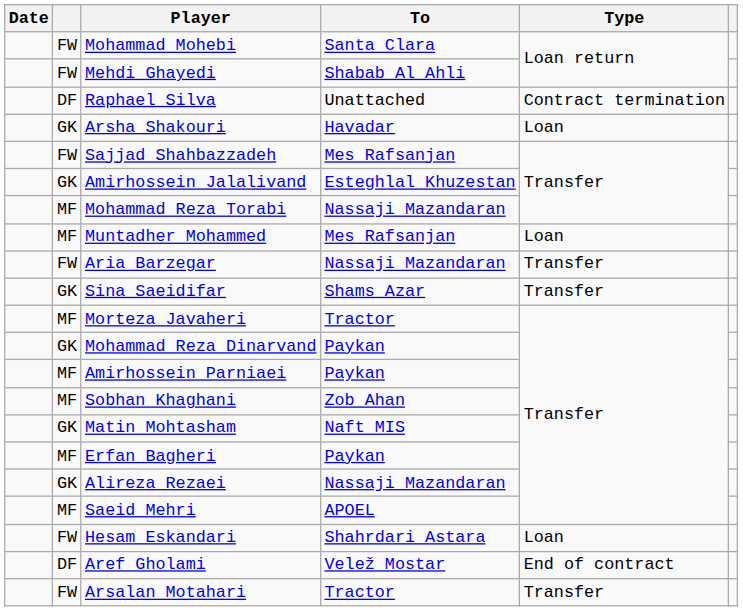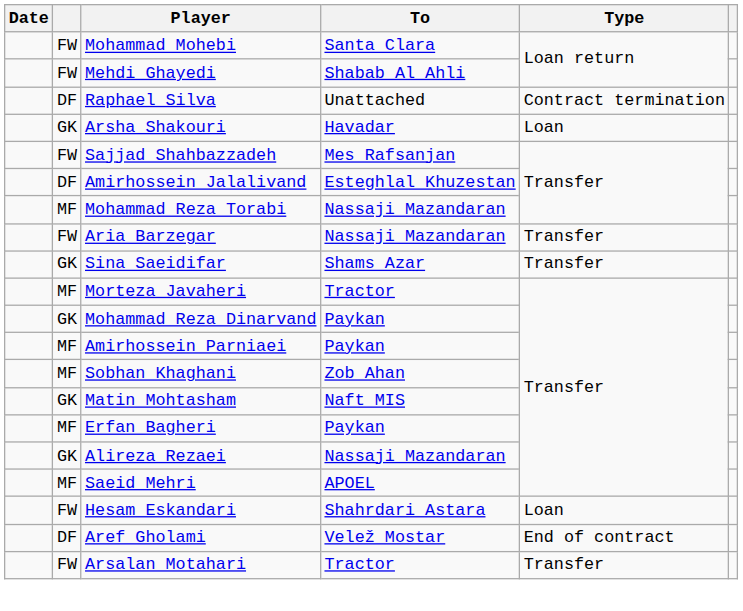(67, 182) GK -> (67, 182) DF
- row: (176, 237)
